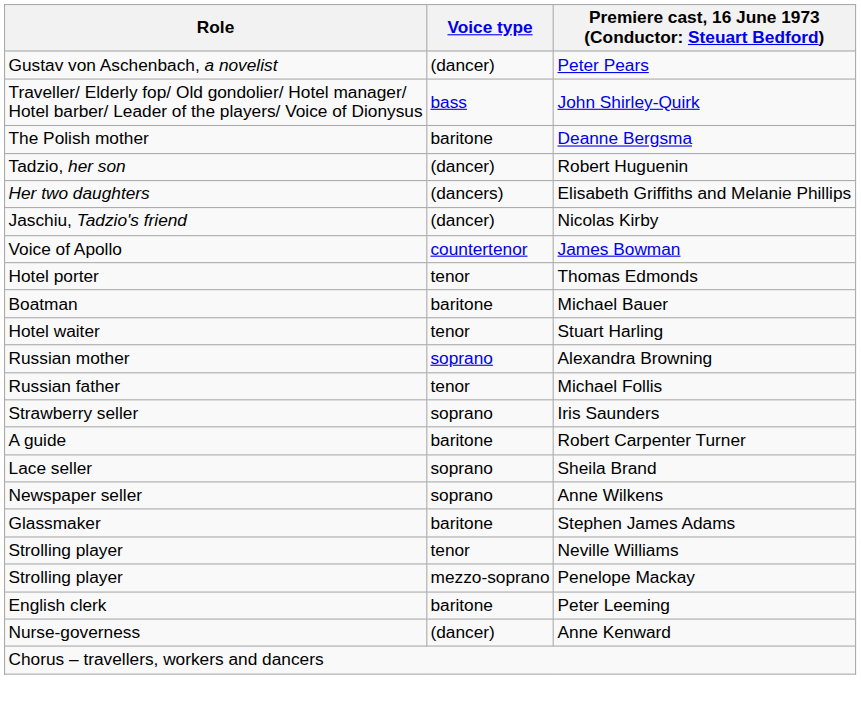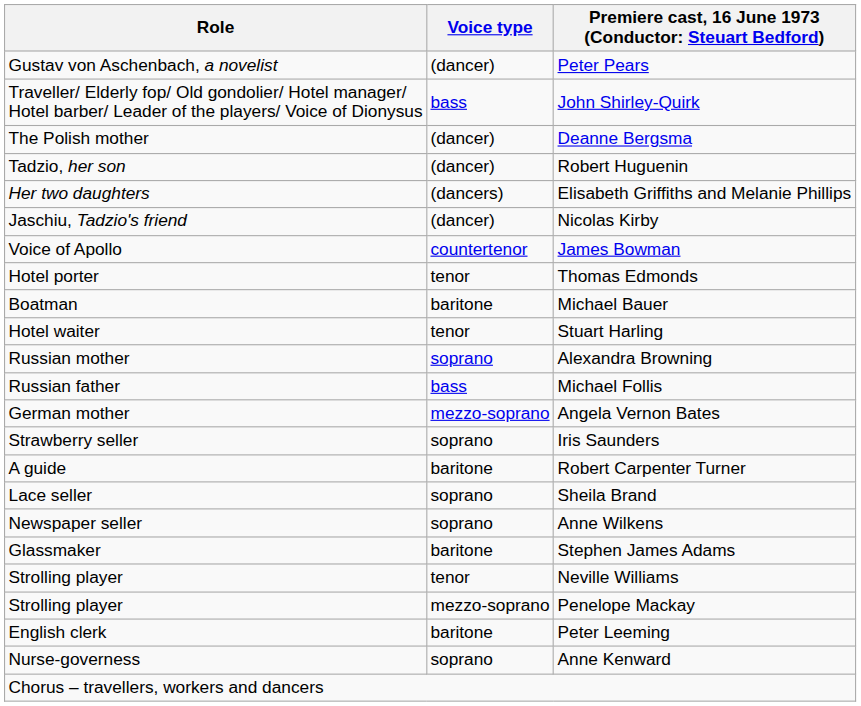(462, 139) baritone -> (463, 139) (dancer)
(450, 385) tenor -> (449, 385) bass
+ row: (639, 413)
(463, 632) (dancer) -> (462, 659) soprano
